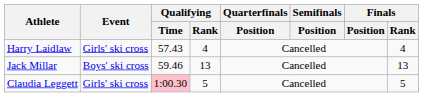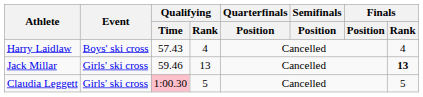(115, 48) Girls' ski cross -> (116, 48) Boys' ski cross
(116, 65) Boys' ski cross -> (115, 65) Girls' ski cross
(403, 65) normal -> (403, 65) bold
